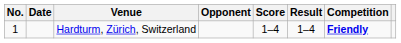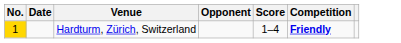- column: (306, 12)
(15, 29) no background -> (15, 29) gold background
